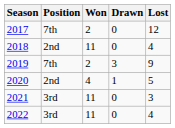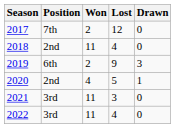columns swapped: (127, 13) <-> (158, 13)
(50, 64) 7th -> (50, 64) 6th
